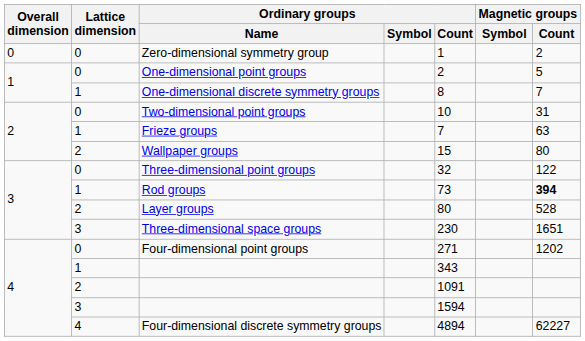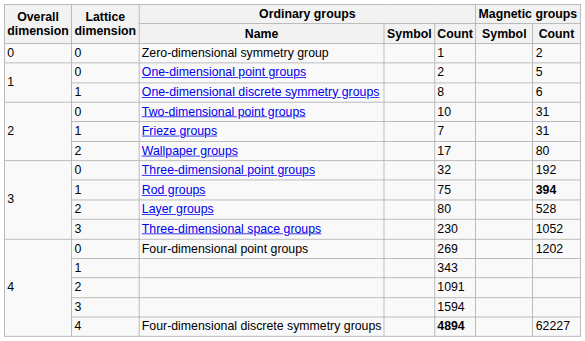(539, 92) 7 -> (539, 92) 6
(543, 131) 63 -> (543, 131) 31
(444, 151) 15 -> (444, 151) 17
(546, 170) 122 -> (546, 170) 192
(444, 190) 73 -> (444, 190) 75
(549, 229) 1651 -> (549, 229) 1052
(448, 248) 271 -> (448, 248) 269
(451, 326) normal -> (451, 326) bold
